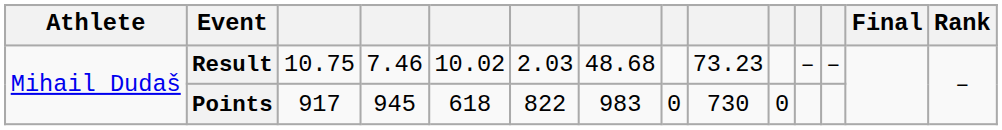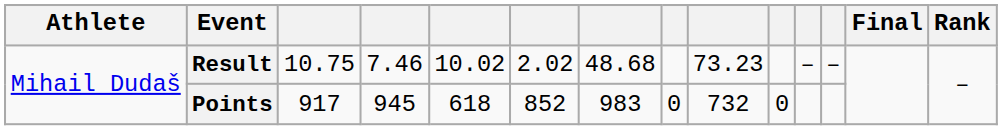(545, 64) 2.03 -> (545, 64) 2.02
(545, 104) 822 -> (545, 104) 852
(728, 104) 730 -> (728, 104) 732
